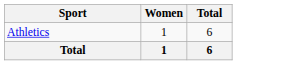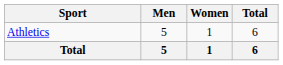+ column: (164, 13)
